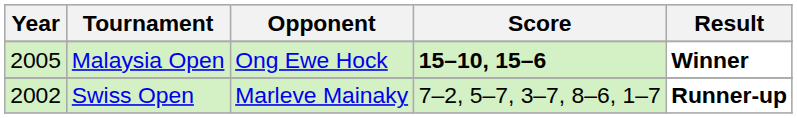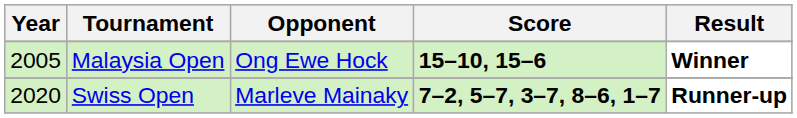(36, 96) 2002 -> (36, 96) 2020
(540, 96) normal -> (540, 96) bold
